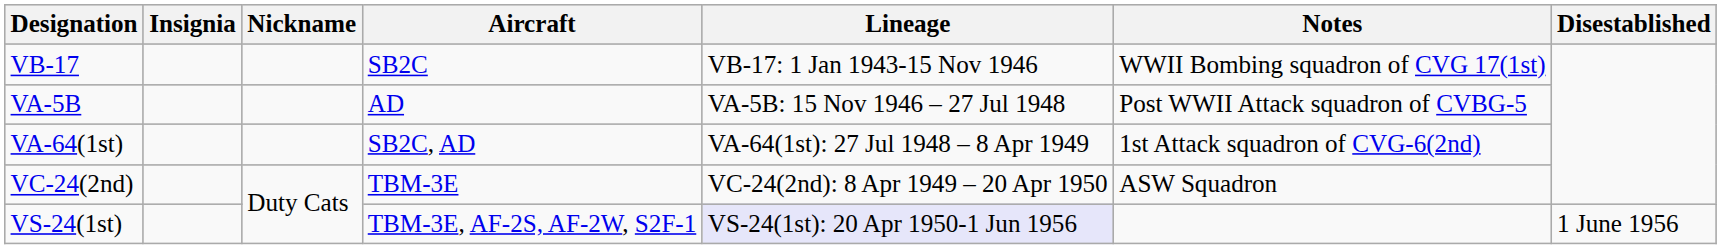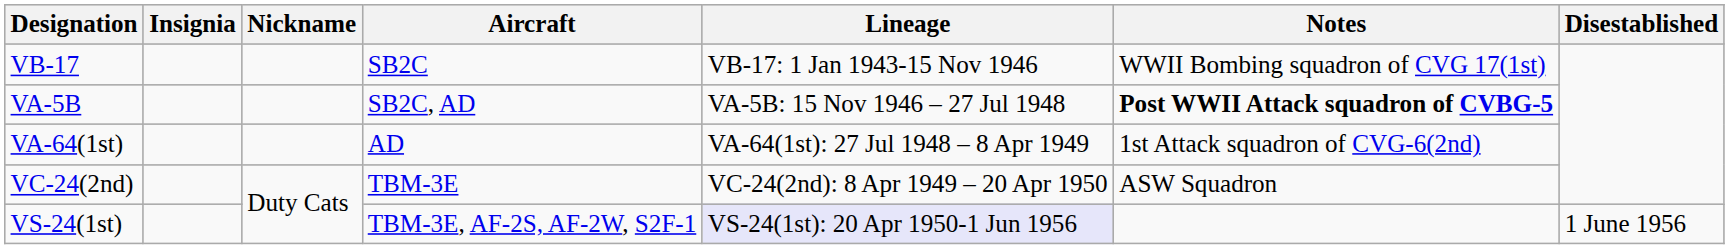(386, 104) AD -> (422, 104) SB2C, AD
(1323, 104) normal -> (1336, 104) bold
(422, 143) SB2C, AD -> (386, 143) AD
